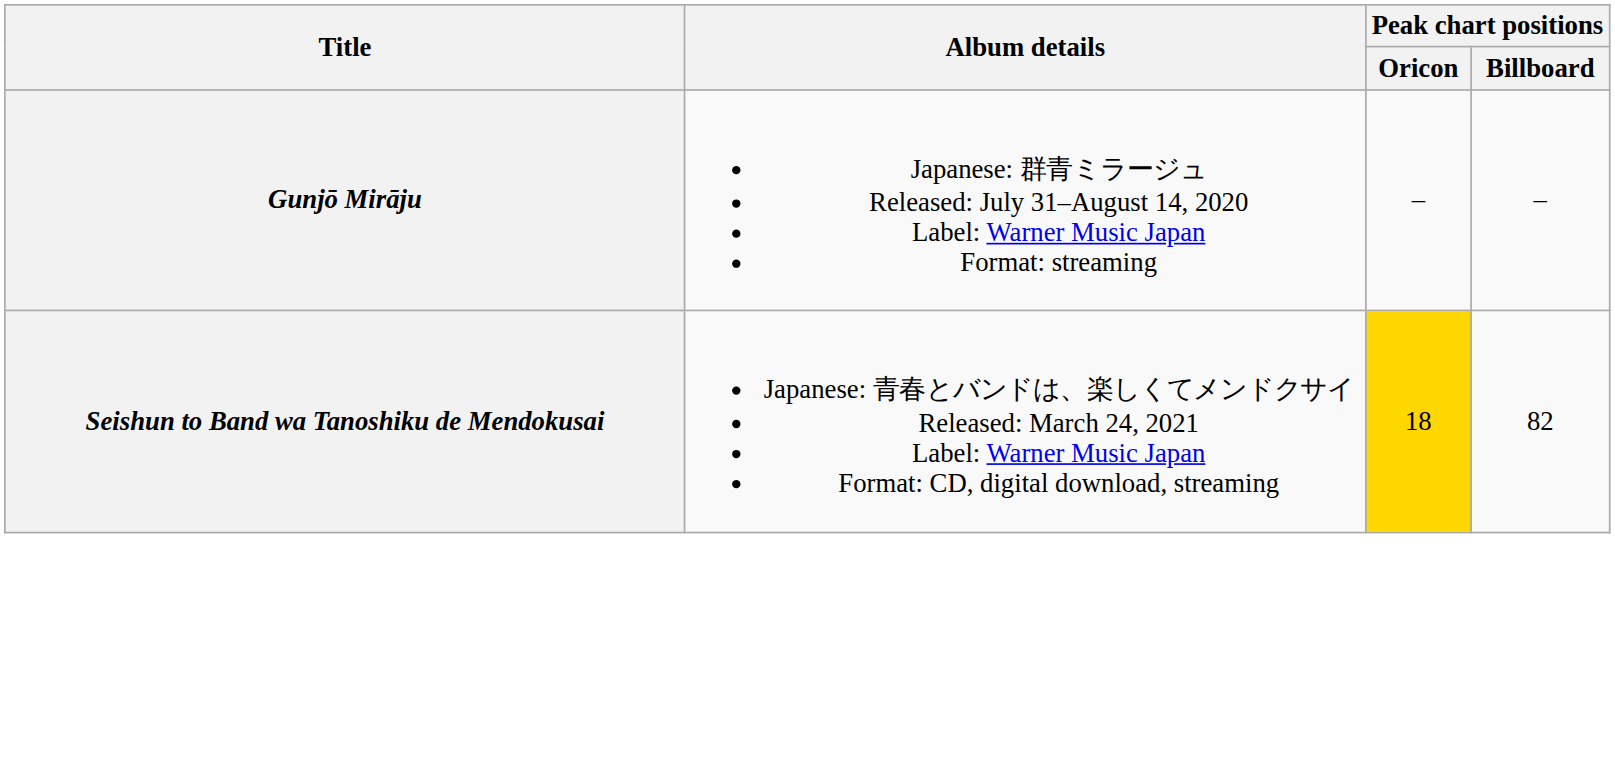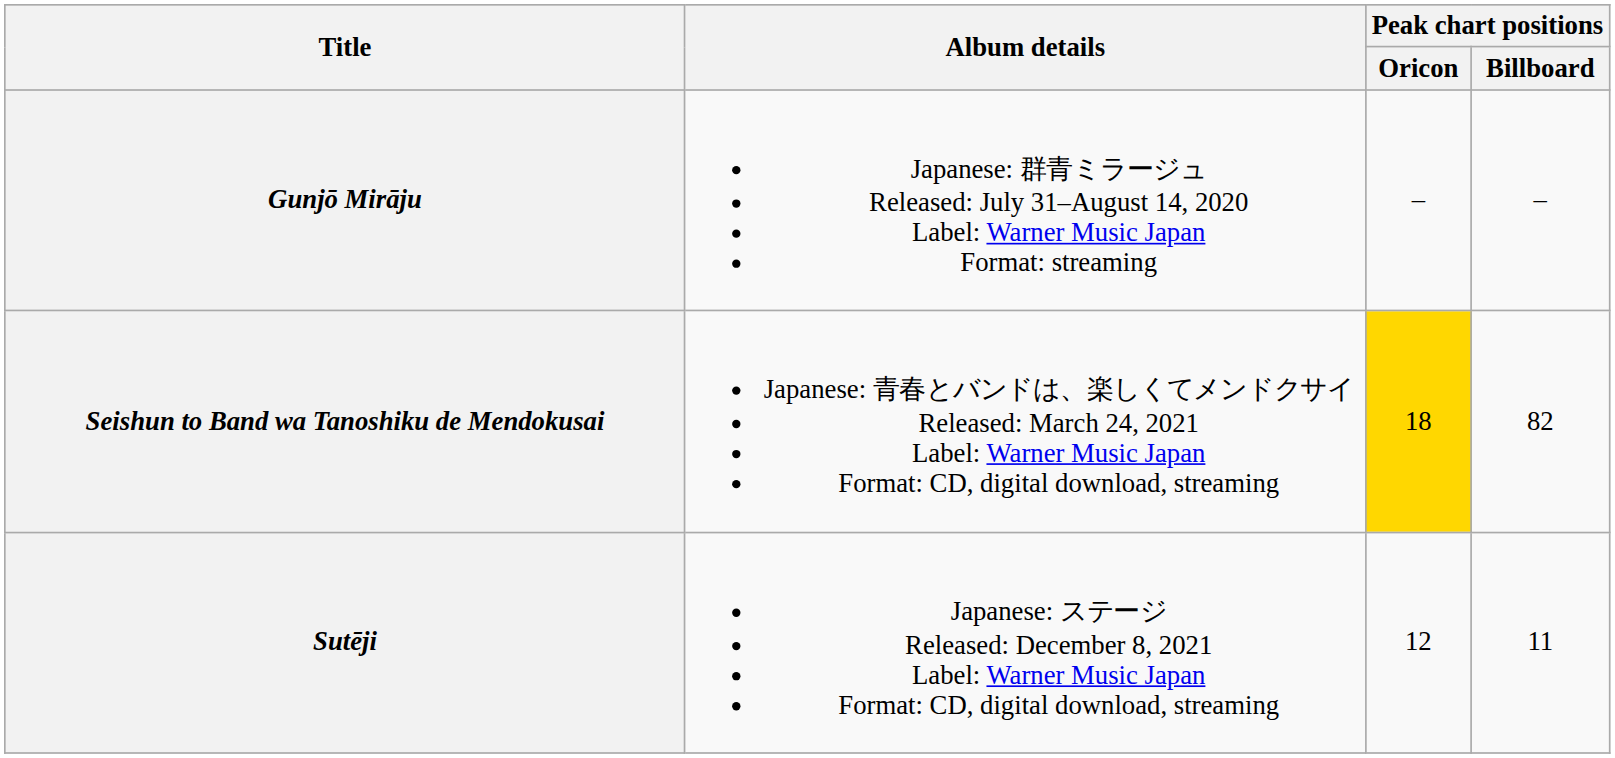+ row: (345, 641)
